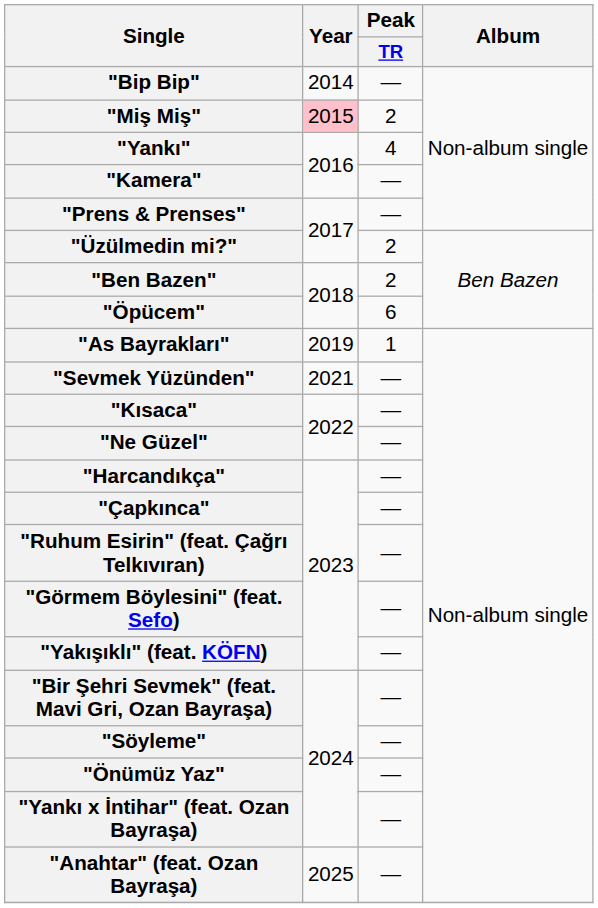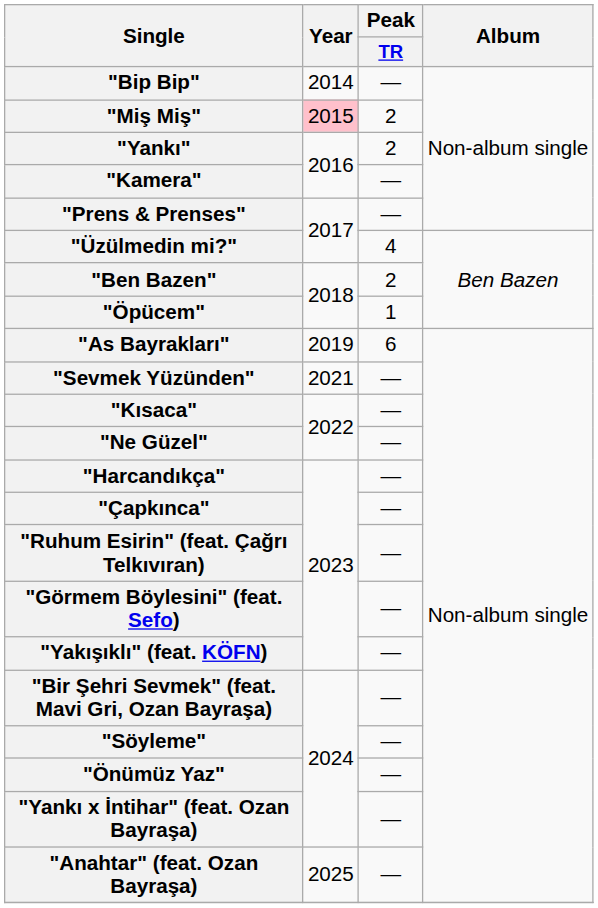(391, 148) 4 -> (391, 148) 2
(391, 246) 2 -> (391, 246) 4
(391, 312) 6 -> (391, 312) 1
(391, 344) 1 -> (391, 344) 6
